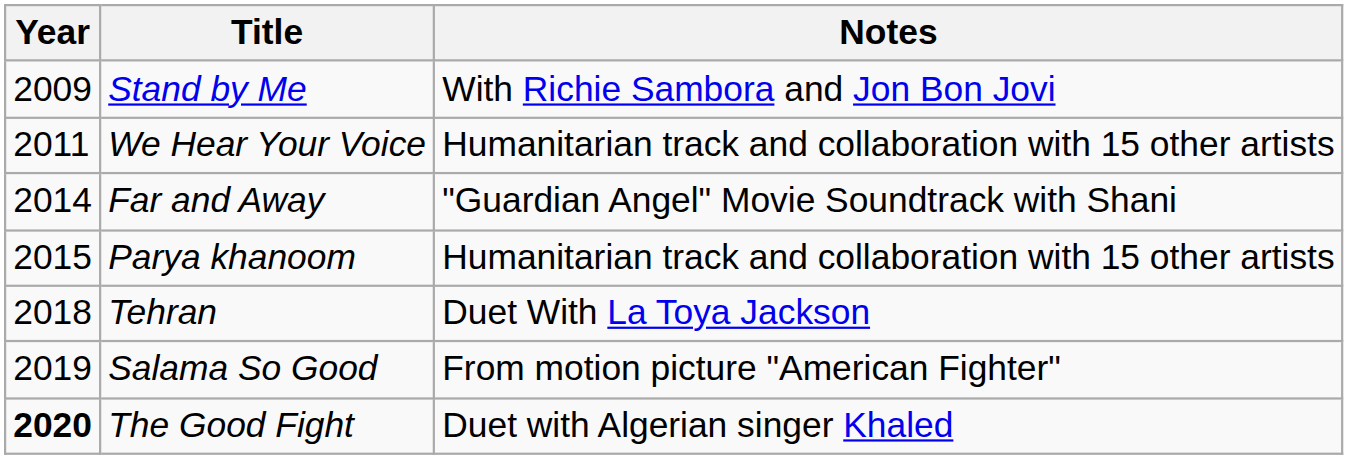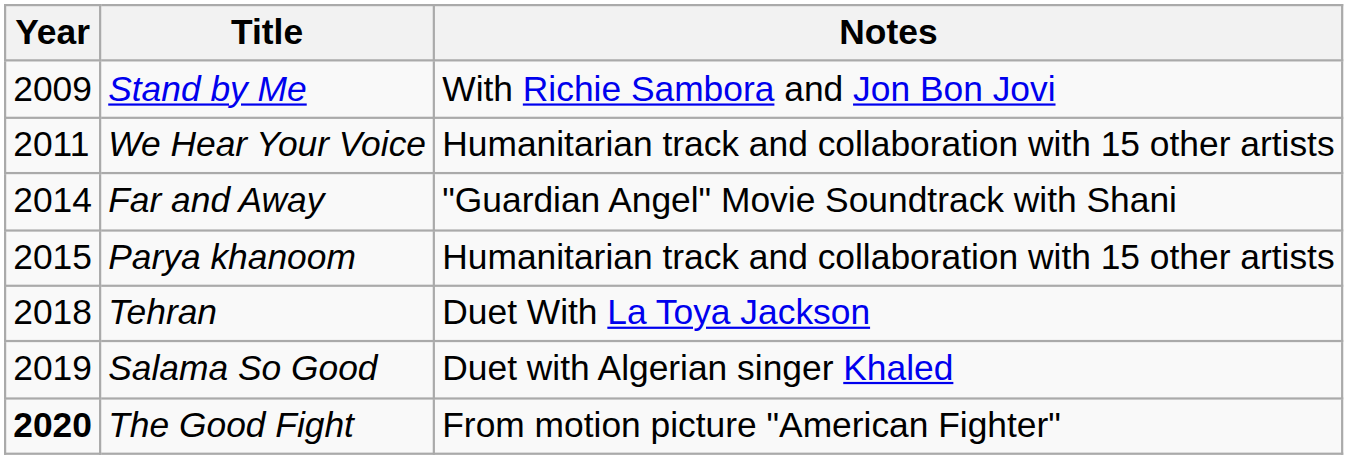(752, 369) From motion picture "American Fighter" -> (698, 369) Duet with Algerian singer Khaled
(698, 425) Duet with Algerian singer Khaled -> (752, 425) From motion picture "American Fighter"
